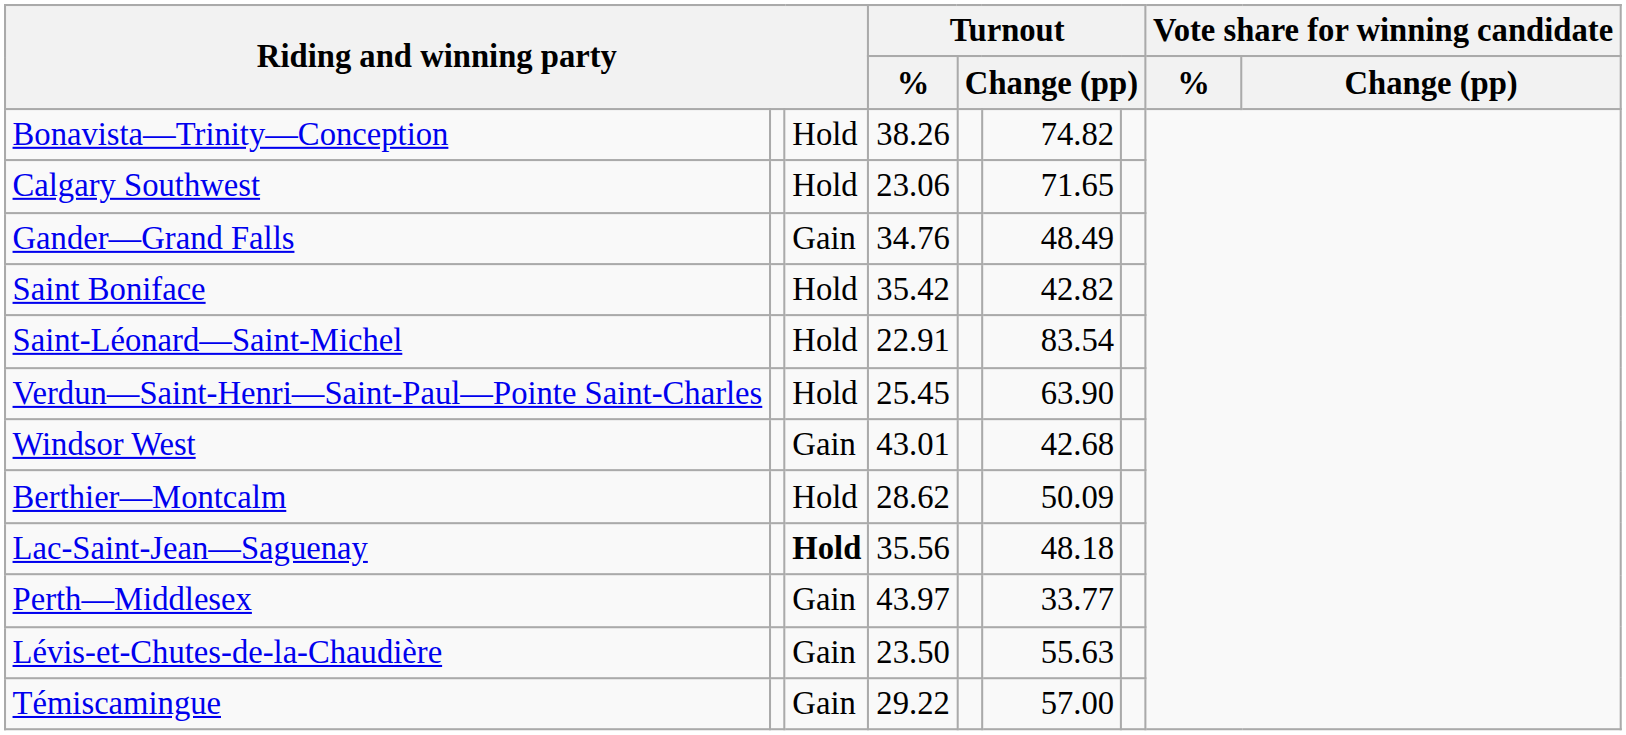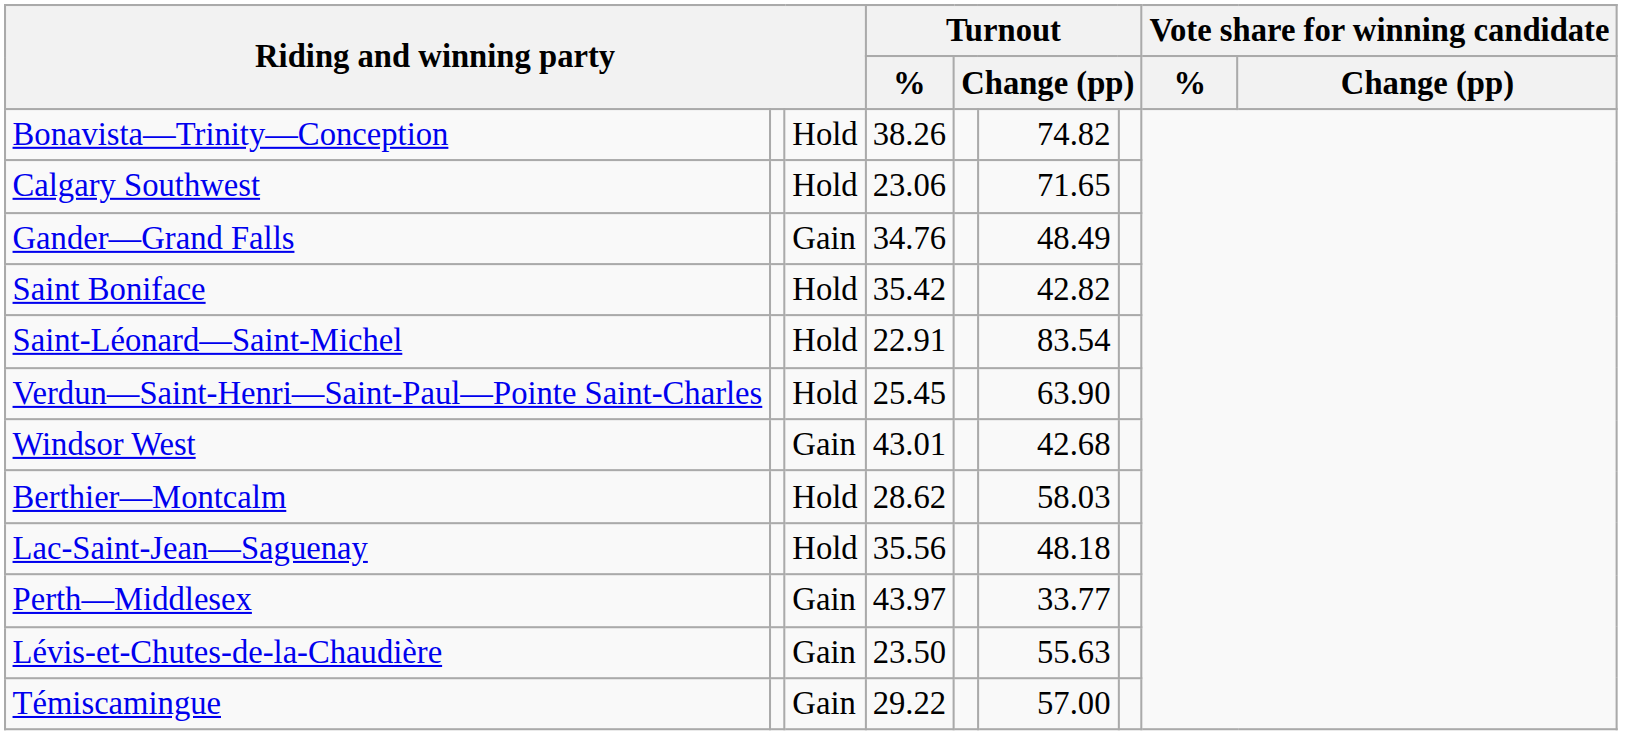(1077, 496) 50.09 -> (1074, 496) 58.03
(827, 548) bold -> (825, 548) normal
